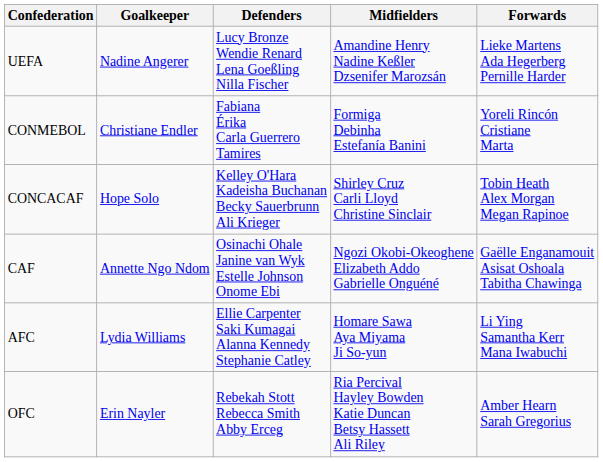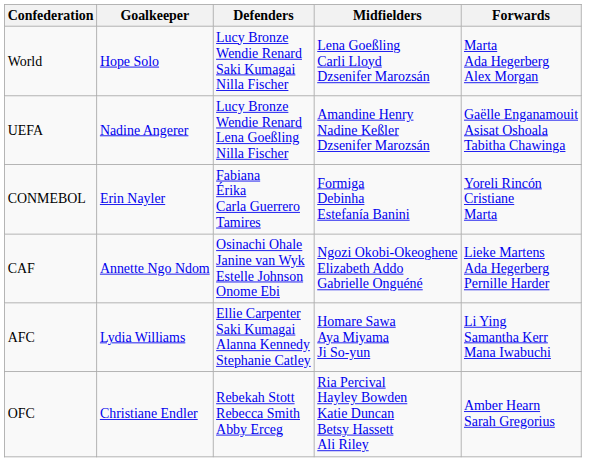+ row: (25, 61)
(523, 61) Lieke Martens Ada Hegerberg Pernille Harder -> (521, 130) Gaëlle Enganamouit Asisat Oshoala Tabitha Chawinga
(149, 130) Christiane Endler -> (133, 199) Erin Nayler
- row: (46, 199)
(537, 268) Gaëlle Enganamouit Asisat Oshoala Tabitha Chawinga -> (507, 268) Lieke Martens Ada Hegerberg Pernille Harder
(133, 414) Erin Nayler -> (149, 414) Christiane Endler
